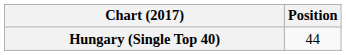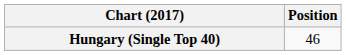(313, 38) 44 -> (313, 38) 46
